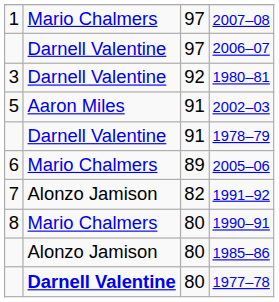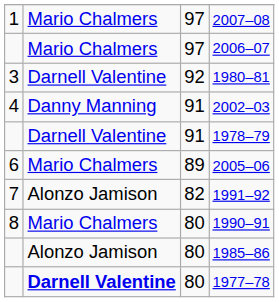(97, 48) Darnell Valentine -> (92, 48) Mario Chalmers
(14, 106) 5 -> (14, 106) 4
(76, 106) Aaron Miles -> (92, 106) Danny Manning
